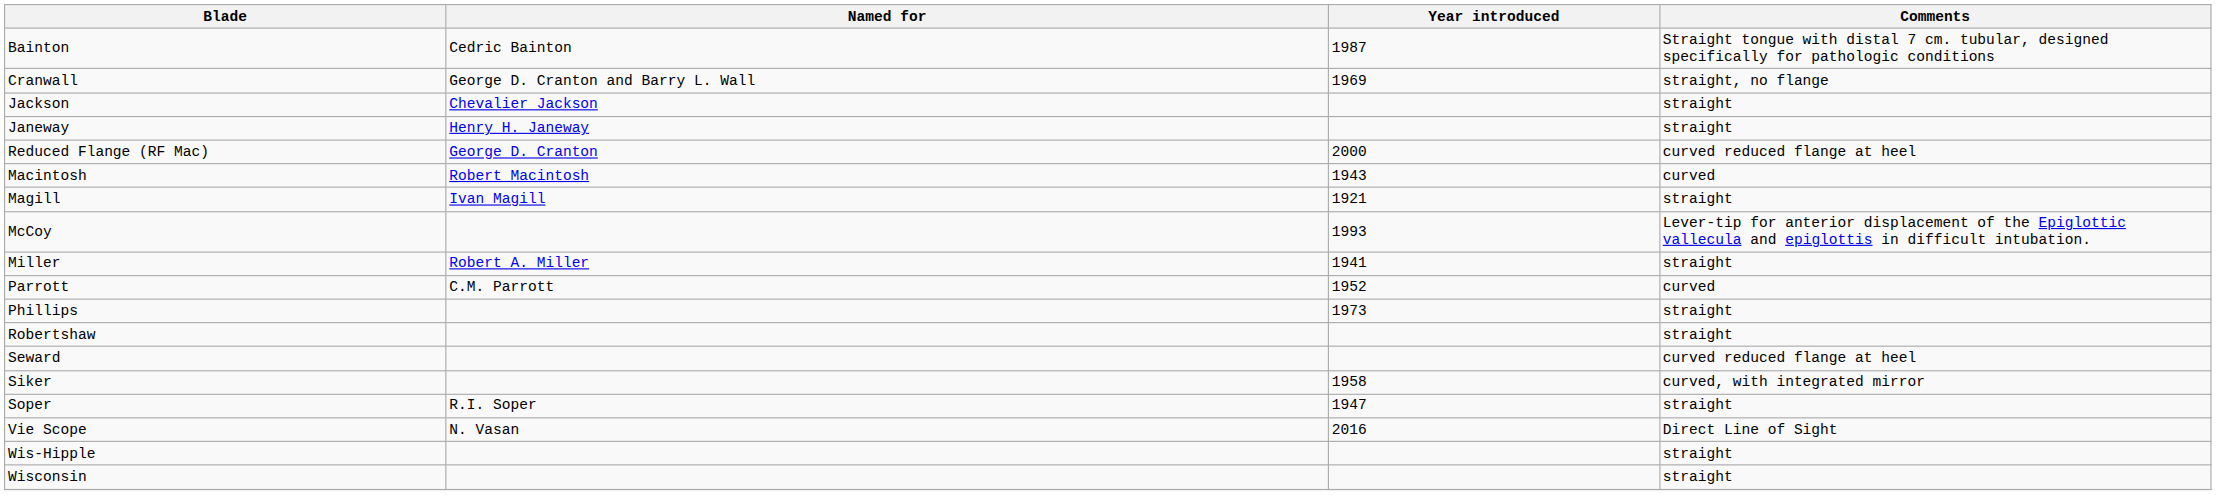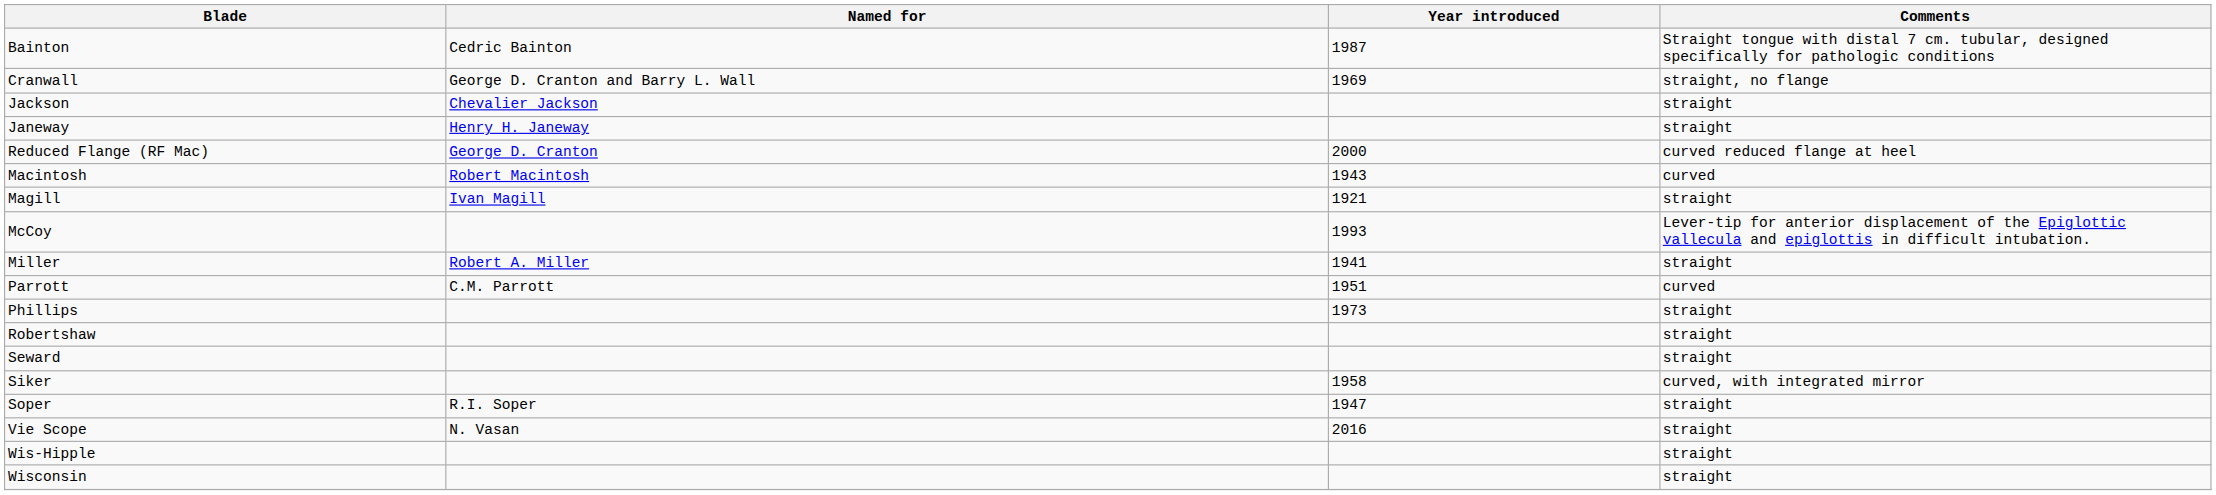(1349, 287) 1952 -> (1349, 287) 1951
(1790, 359) curved reduced flange at heel -> (1698, 359) straight
(1750, 430) Direct Line of Sight -> (1698, 430) straight
